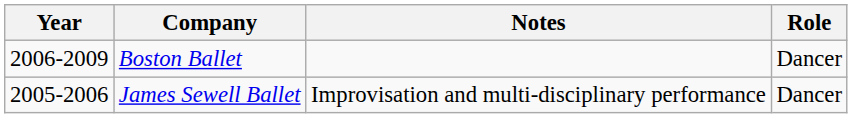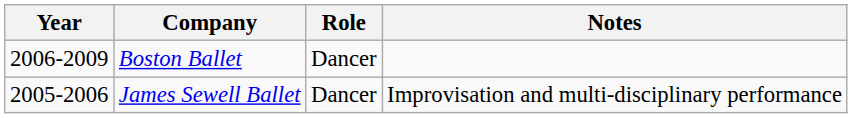columns swapped: (809, 22) <-> (538, 22)
